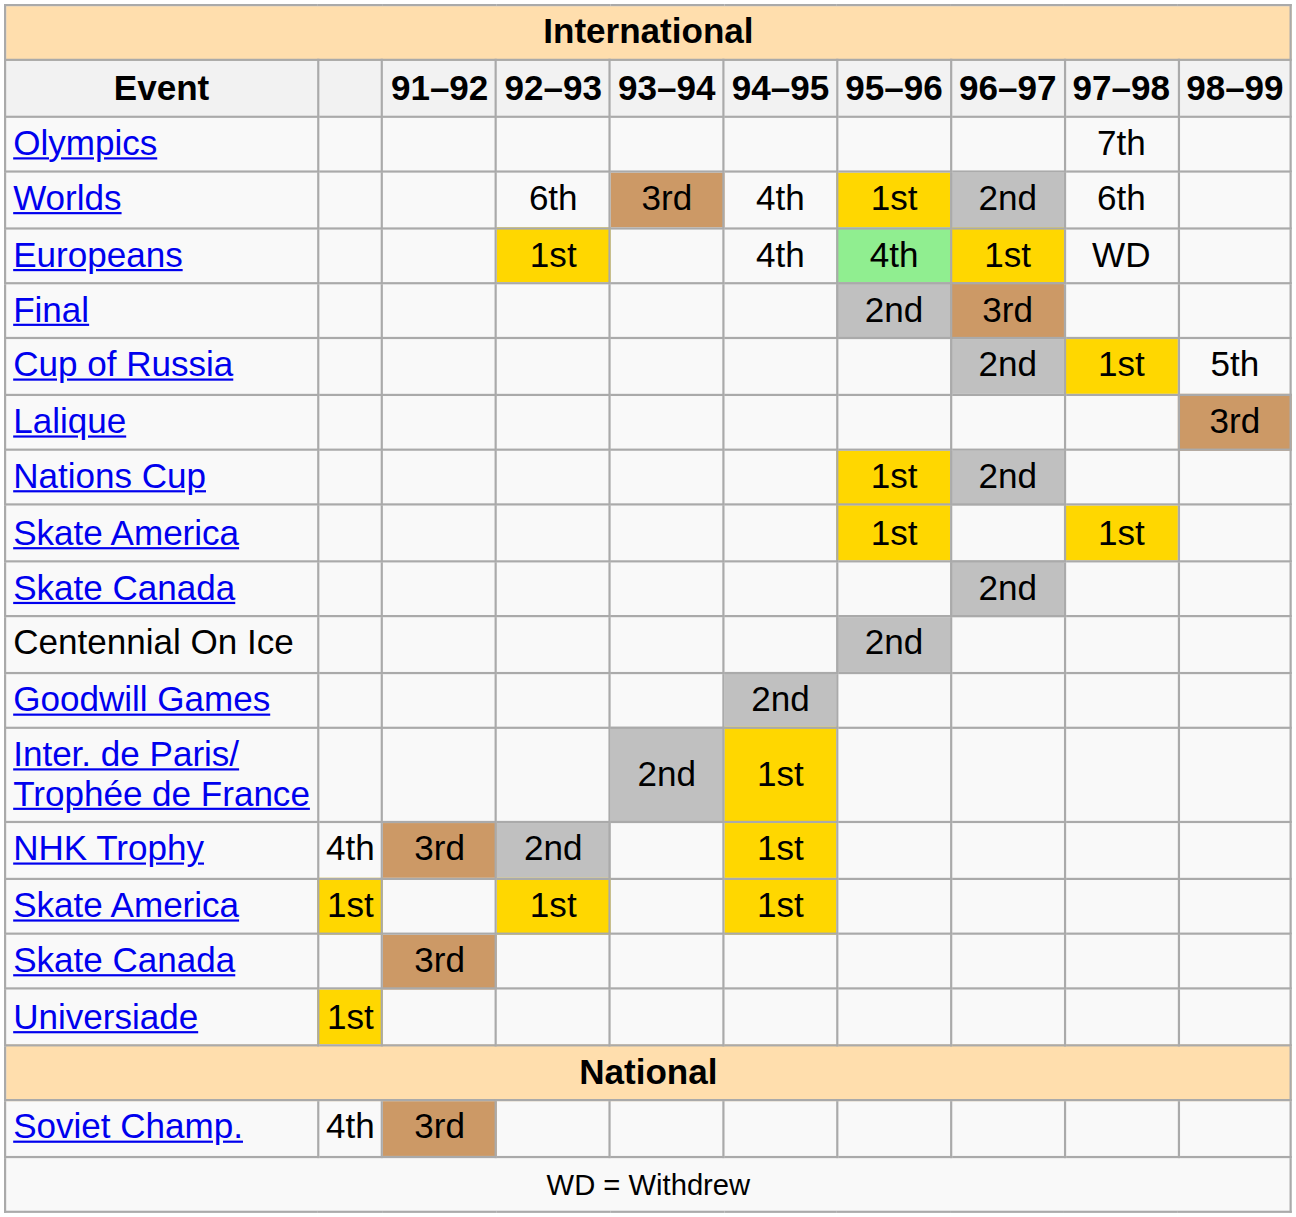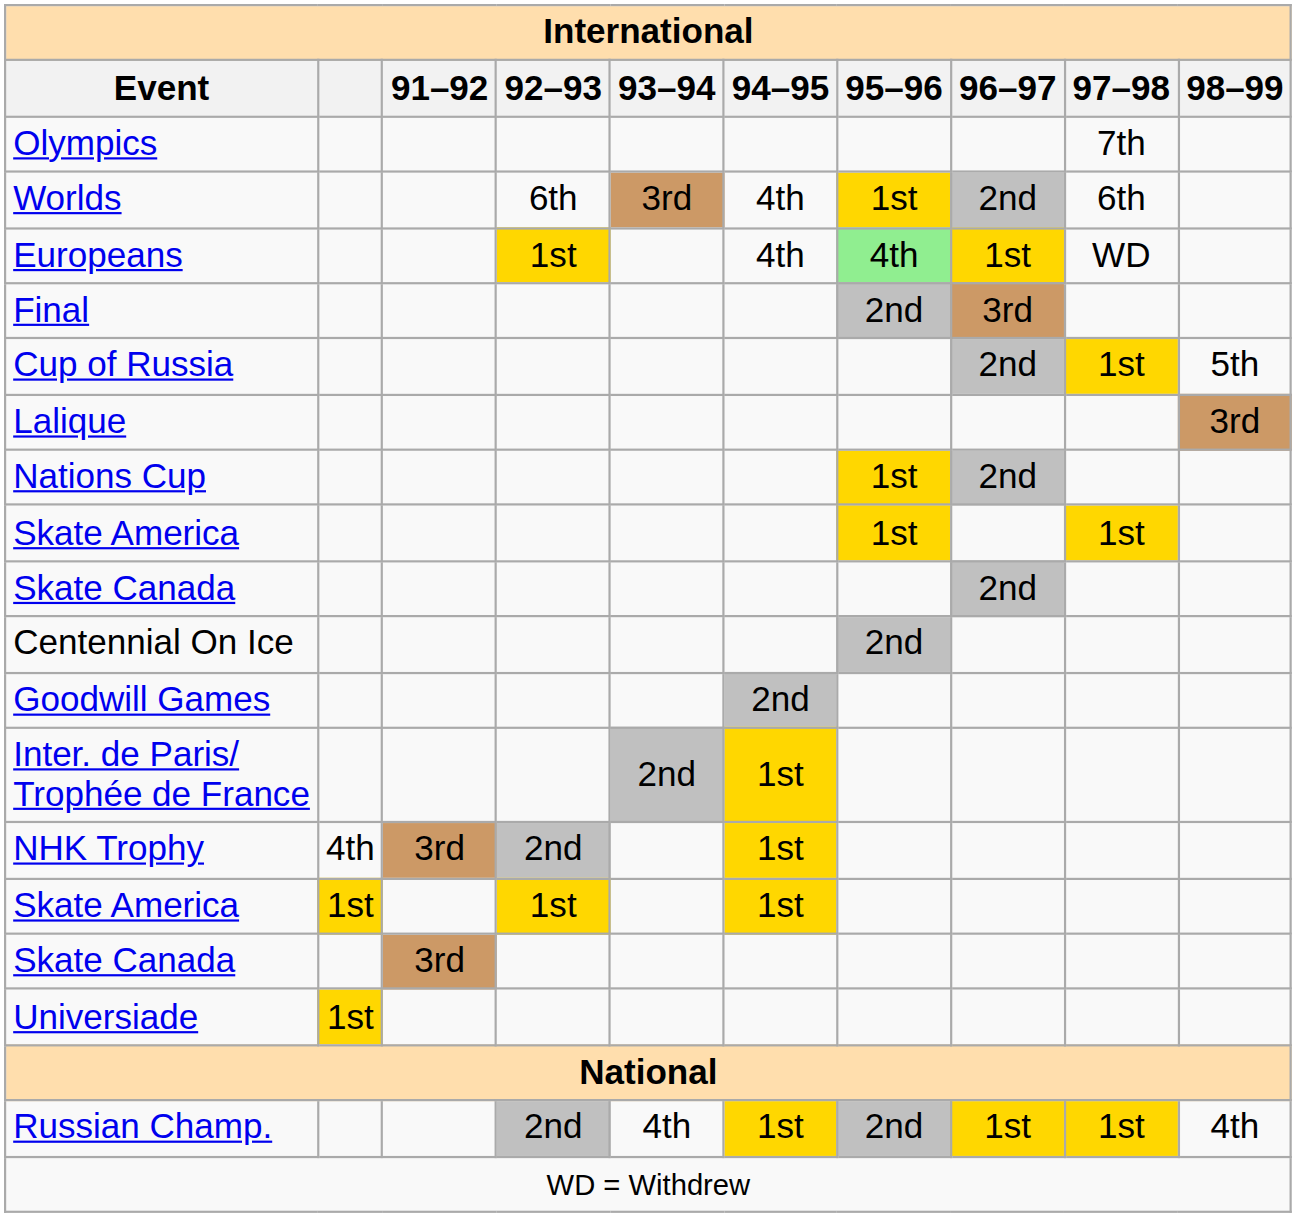+ row: (143, 1127)
- row: (128, 1127)
